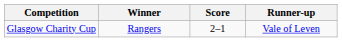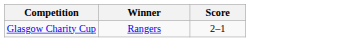- column: (291, 12)
